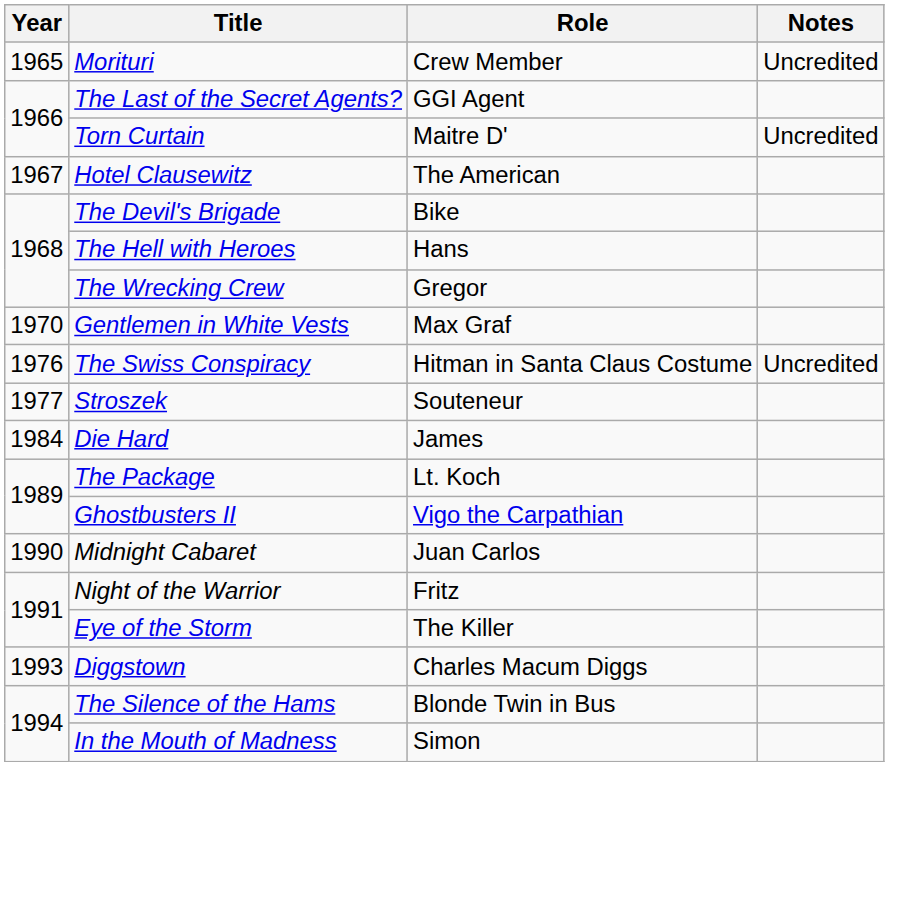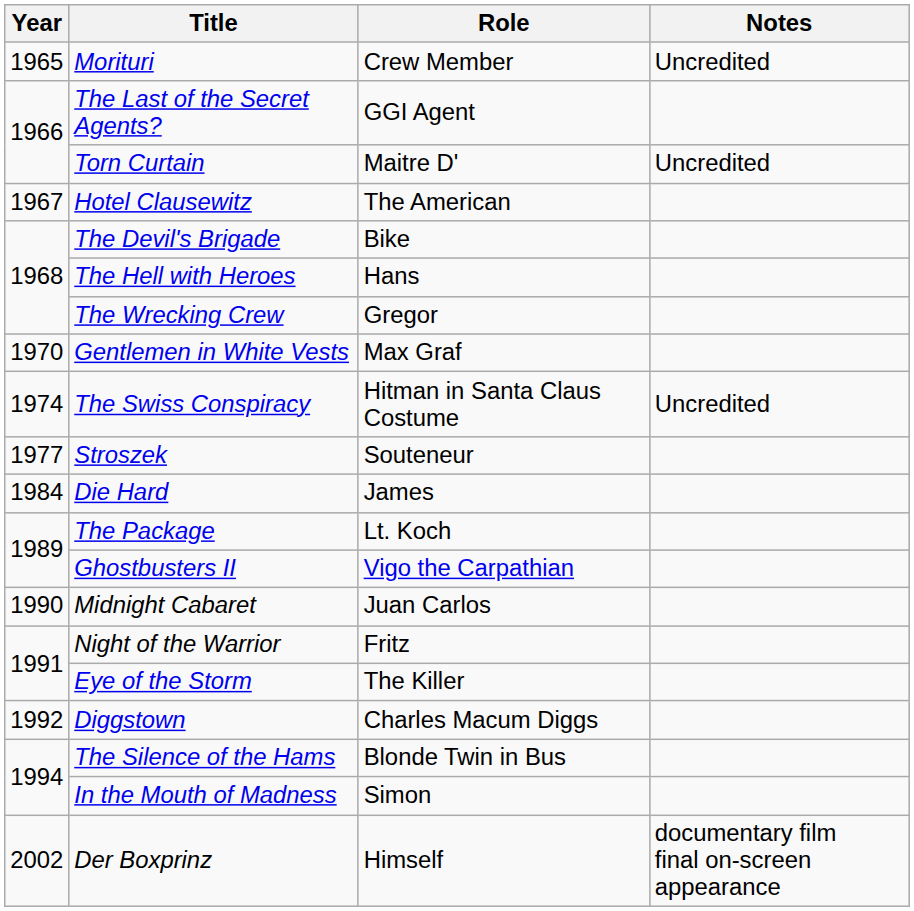(37, 363) 1976 -> (37, 403) 1974
(37, 666) 1993 -> (37, 719) 1992
+ row: (143, 860)
